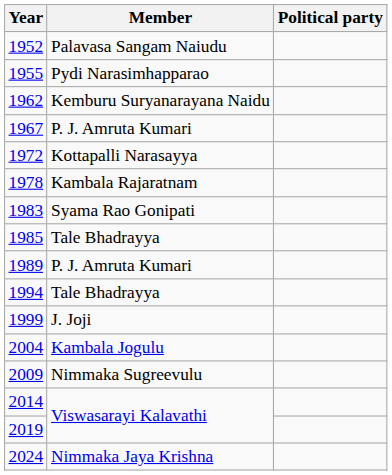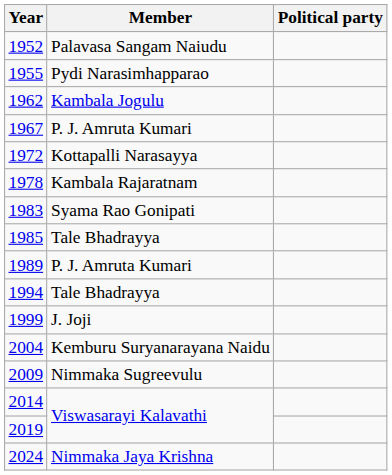(160, 100) Kemburu Suryanarayana Naidu -> (107, 100) Kambala Jogulu
(107, 347) Kambala Jogulu -> (160, 347) Kemburu Suryanarayana Naidu
